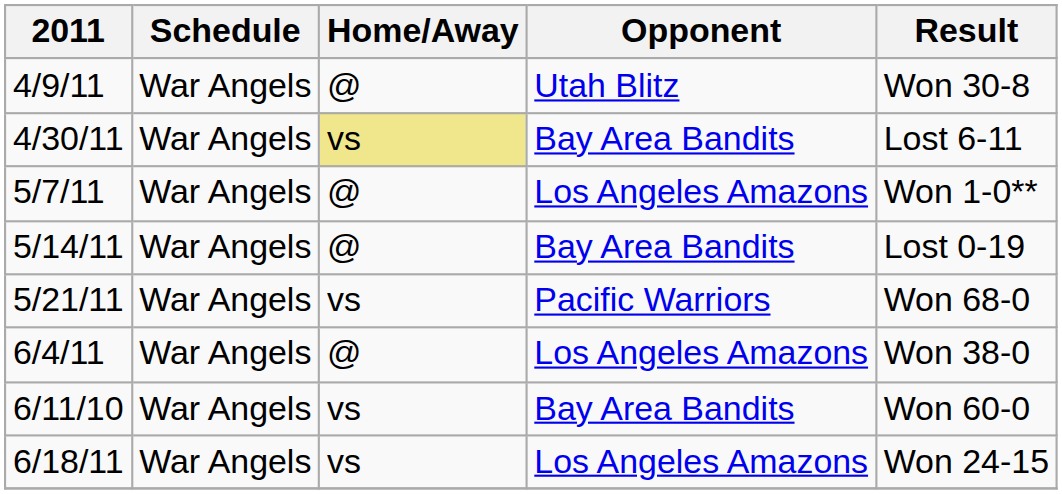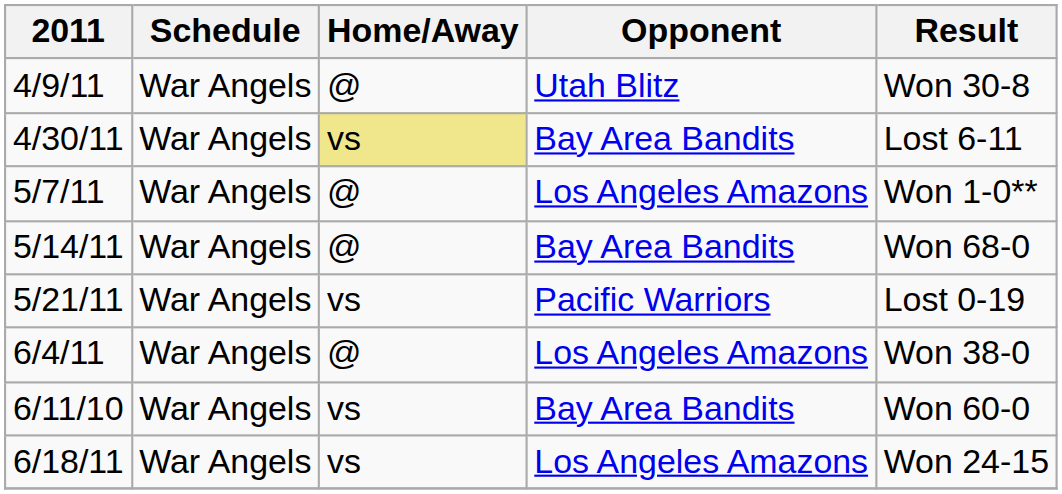(954, 246) Lost 0-19 -> (957, 246) Won 68-0
(957, 300) Won 68-0 -> (954, 300) Lost 0-19
